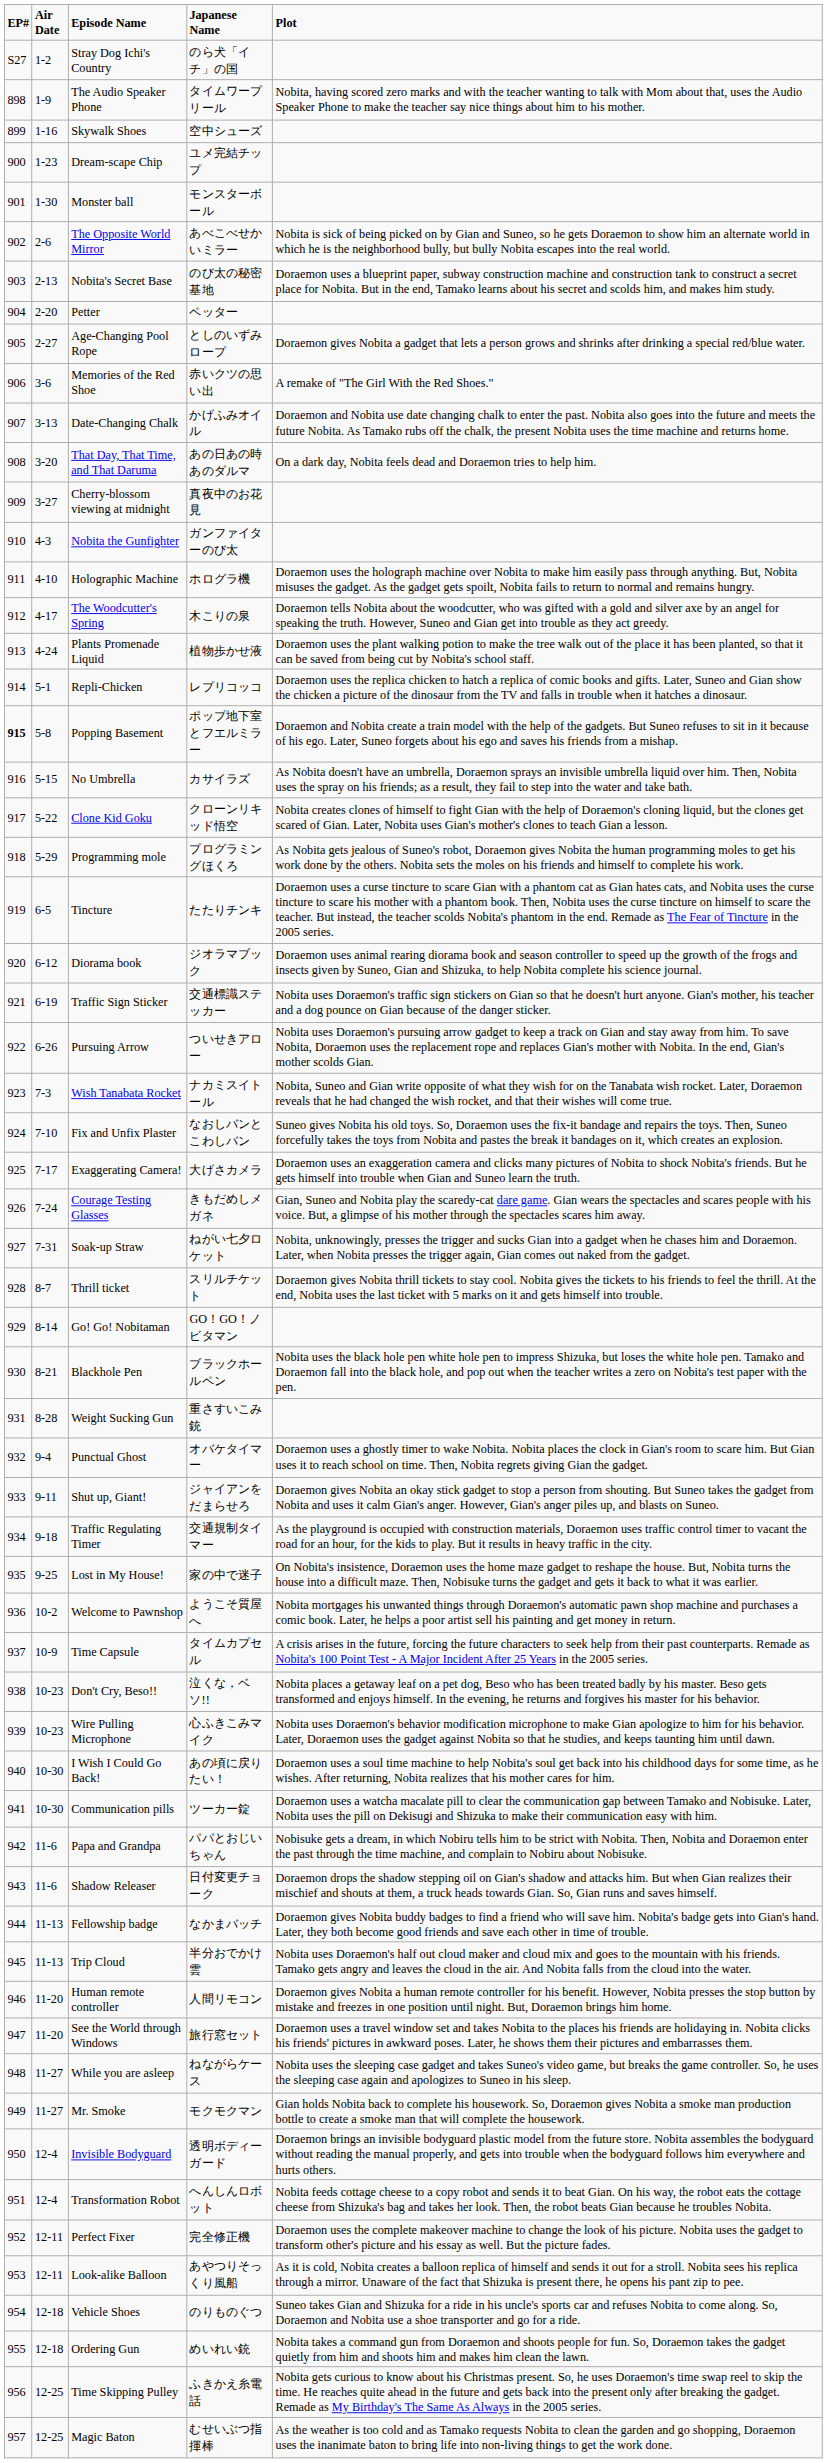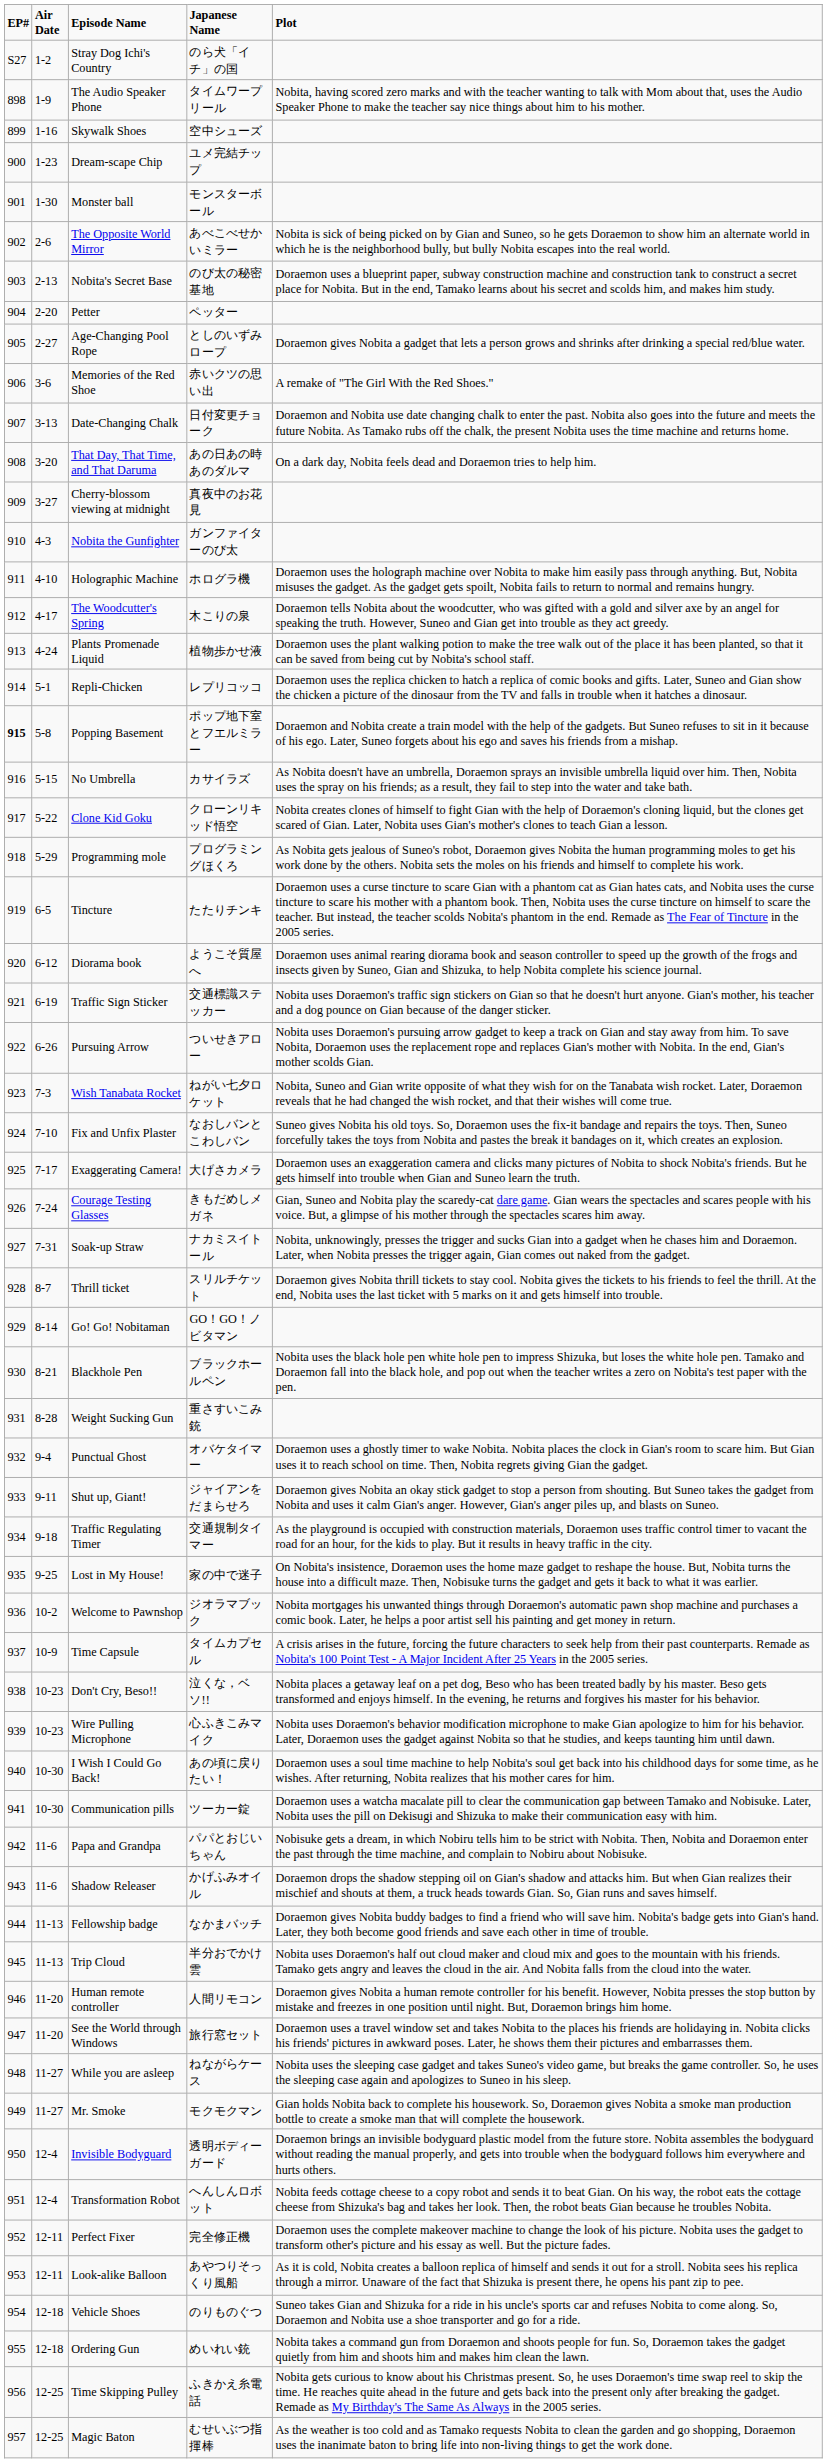(226, 422) かげふみオイル -> (226, 422) 日付変更チョーク
(226, 962) ジオラマブック -> (226, 962) ようこそ質屋へ
(226, 1093) ナカミスイトール -> (226, 1093) ねがい七夕ロケット
(226, 1248) ねがい七夕ロケット -> (226, 1248) ナカミスイトール
(226, 1612) ようこそ質屋へ -> (226, 1612) ジオラマブック
(226, 1886) 日付変更チョーク -> (226, 1886) かげふみオイル
